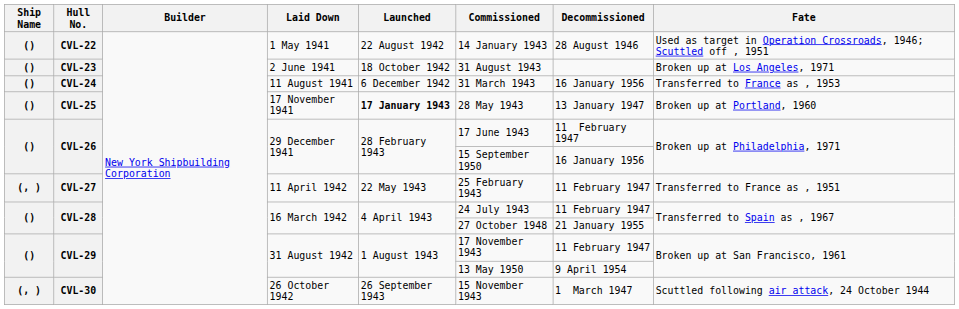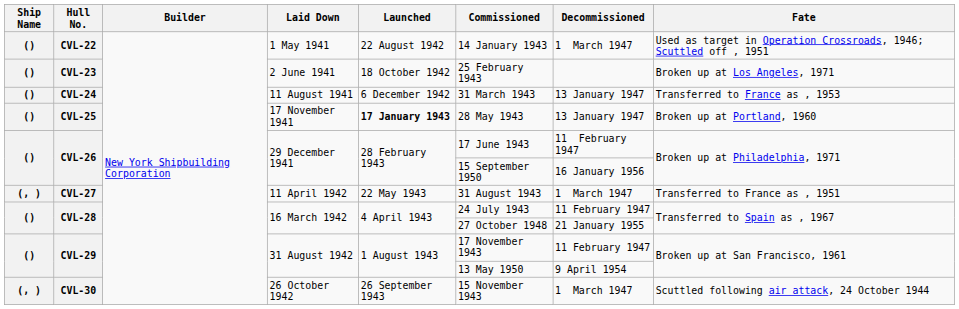(597, 46) 28 August 1946 -> (594, 46) 1 March 1947
(500, 67) 31 August 1943 -> (491, 73) 25 February 1943
(600, 84) 16 January 1956 -> (600, 95) 13 January 1947
(491, 188) 25 February 1943 -> (500, 194) 31 August 1943
(603, 188) 11 February 1947 -> (594, 194) 1 March 1947
